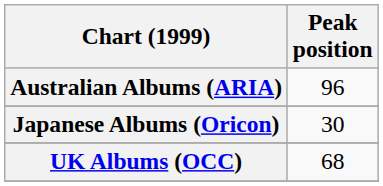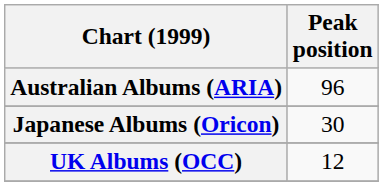(333, 161) 68 -> (333, 161) 12
